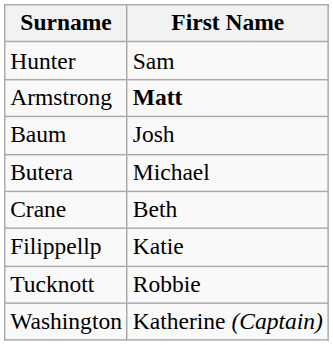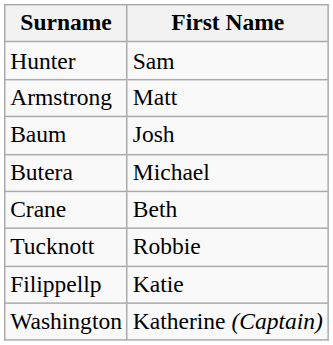(158, 97) bold -> (155, 97) normal
rows swapped: (56, 246) <-> (52, 284)
